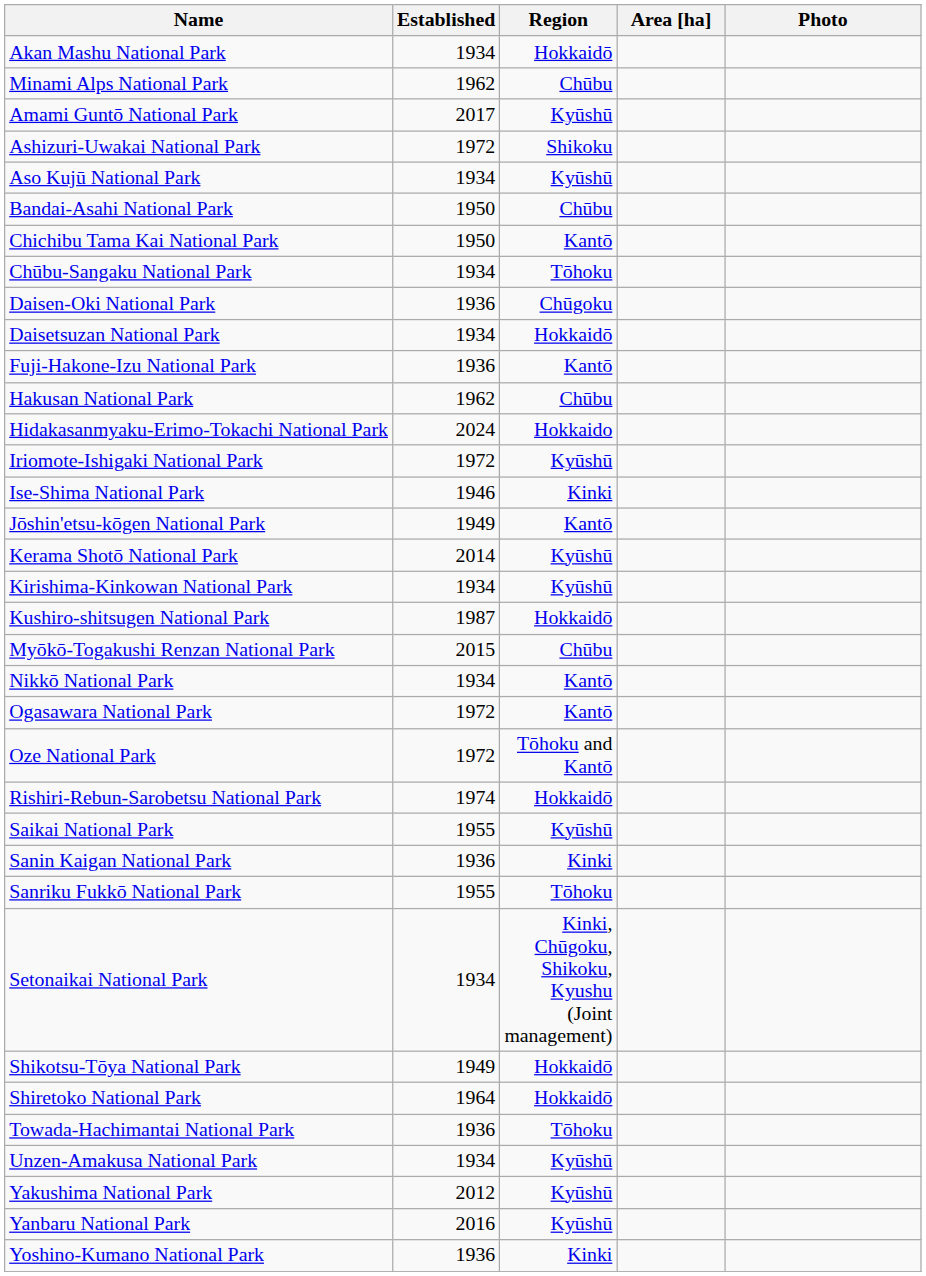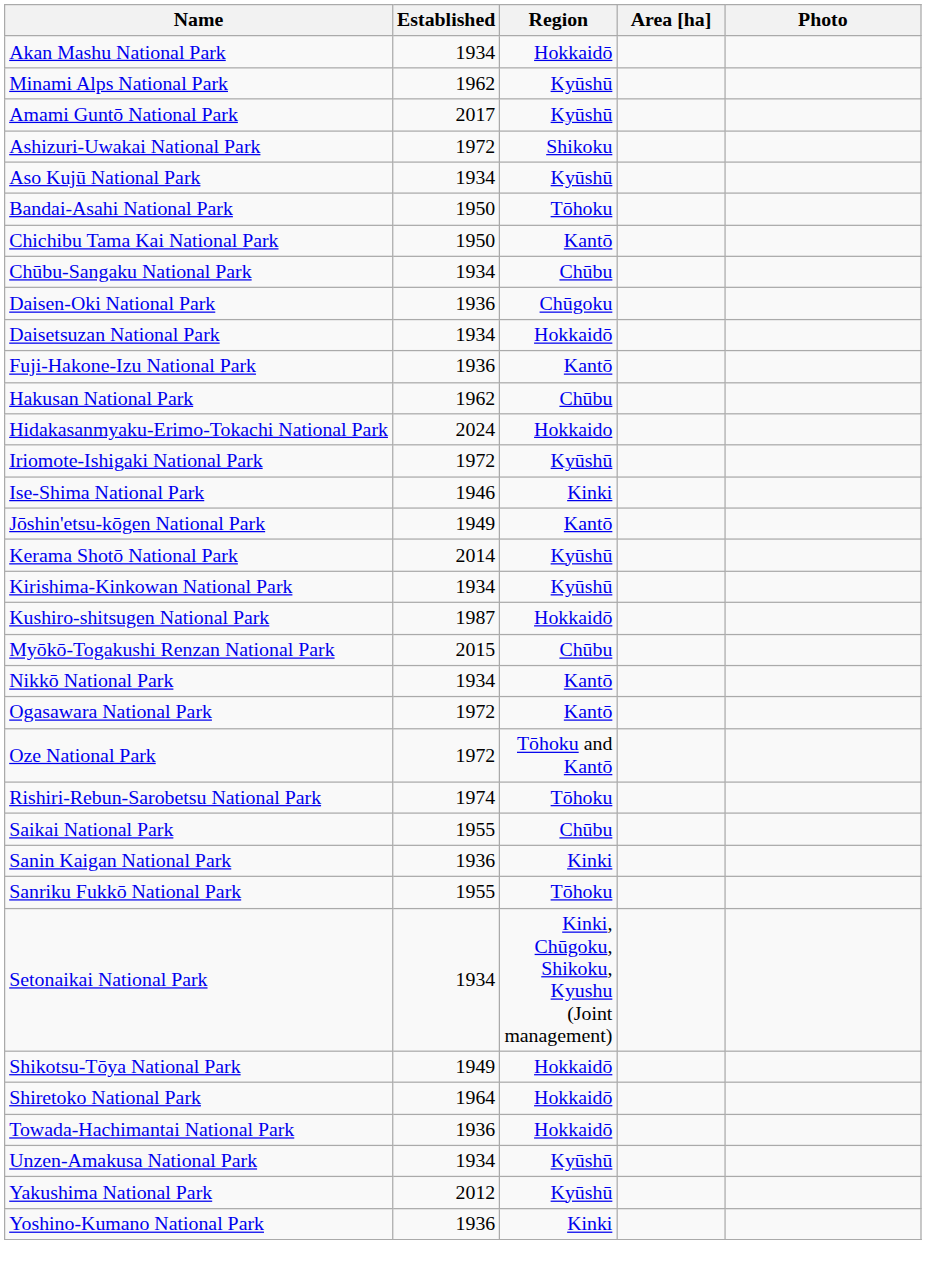(586, 83) Chūbu -> (581, 83) Kyūshū
(586, 209) Chūbu -> (581, 209) Tōhoku
(581, 271) Tōhoku -> (586, 271) Chūbu
(573, 797) Hokkaidō -> (581, 797) Tōhoku
(581, 829) Kyūshū -> (586, 829) Chūbu
(581, 1129) Tōhoku -> (573, 1129) Hokkaidō
- row: (100, 1223)
